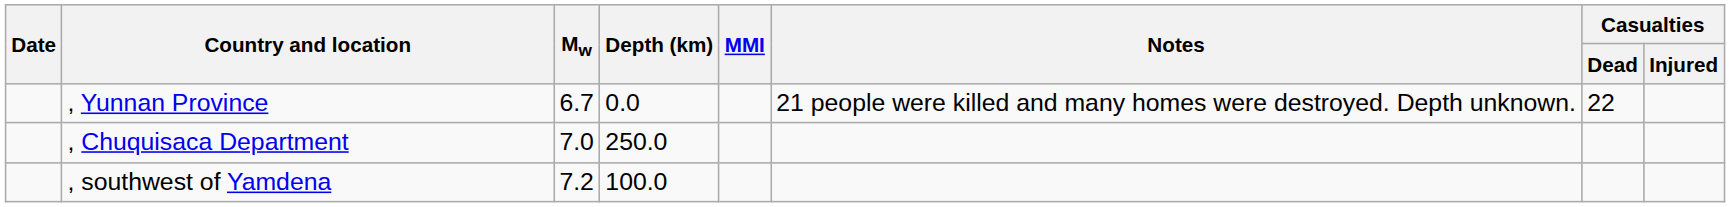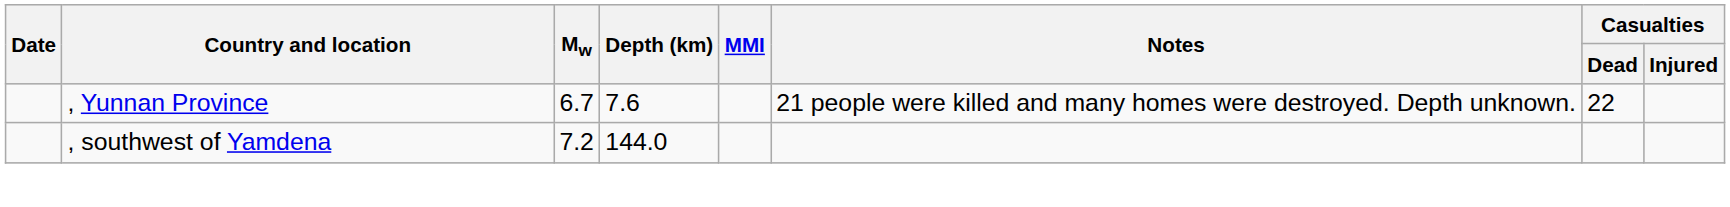(623, 102) 0.0 -> (623, 102) 7.6
- row: (208, 142)
(636, 181) 100.0 -> (636, 142) 144.0
